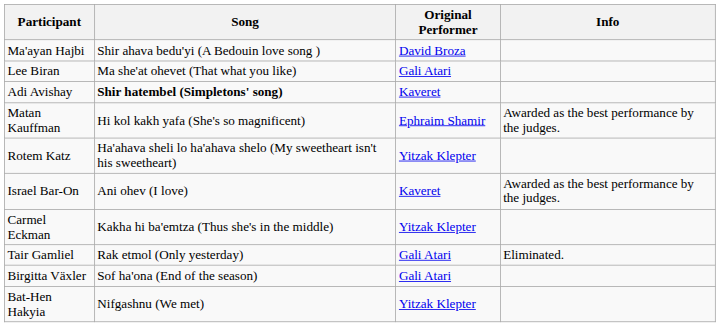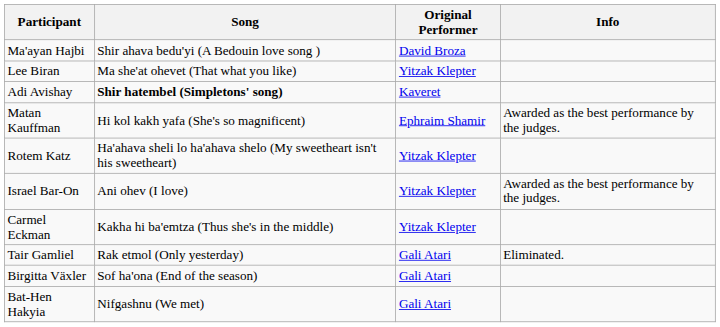(425, 71) Gali Atari -> (437, 71) Yitzak Klepter
(420, 191) Kaveret -> (437, 191) Yitzak Klepter
(437, 304) Yitzak Klepter -> (425, 304) Gali Atari
